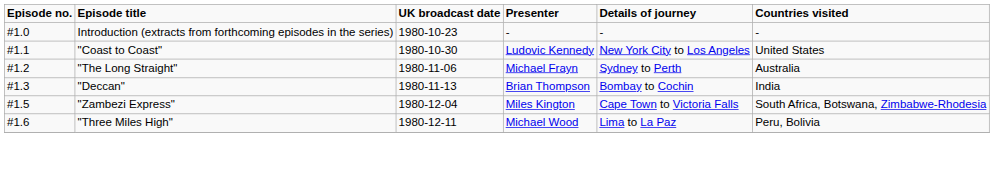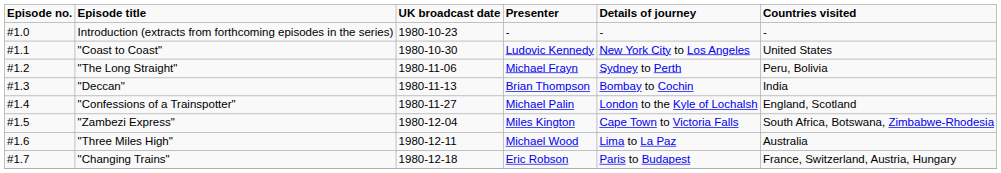(778, 68) Australia -> (795, 68) Peru, Bolivia
+ row: (157, 104)
(788, 123) Peru, Bolivia -> (785, 141) Australia
+ row: (124, 159)
